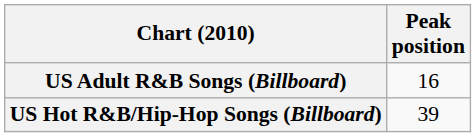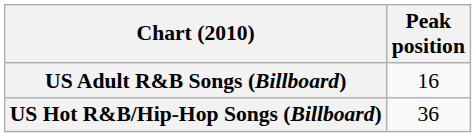(428, 114) 39 -> (428, 114) 36
